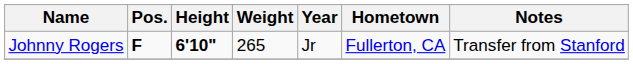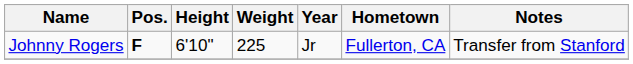(196, 45) bold -> (195, 45) normal
(251, 45) 265 -> (251, 45) 225
